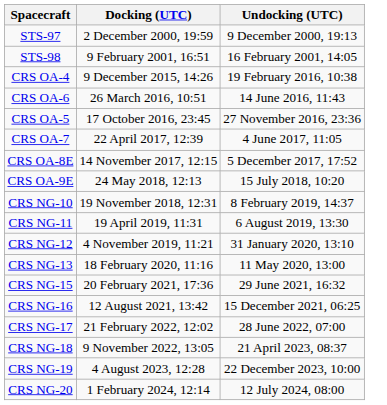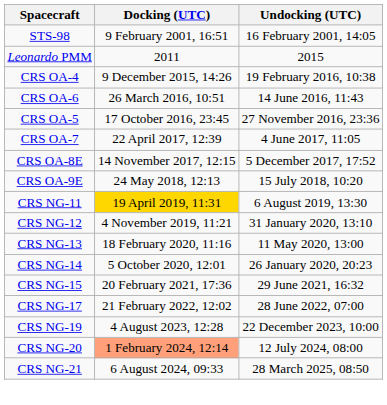- row: (40, 35)
+ row: (50, 56)
- row: (40, 202)
(148, 222) no background -> (167, 202) gold background
+ row: (50, 264)
- row: (40, 306)
- row: (40, 347)
(148, 389) no background -> (167, 347) lightsalmon background
+ row: (50, 368)
